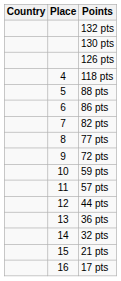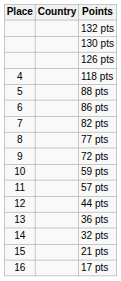columns swapped: (63, 12) <-> (26, 12)
